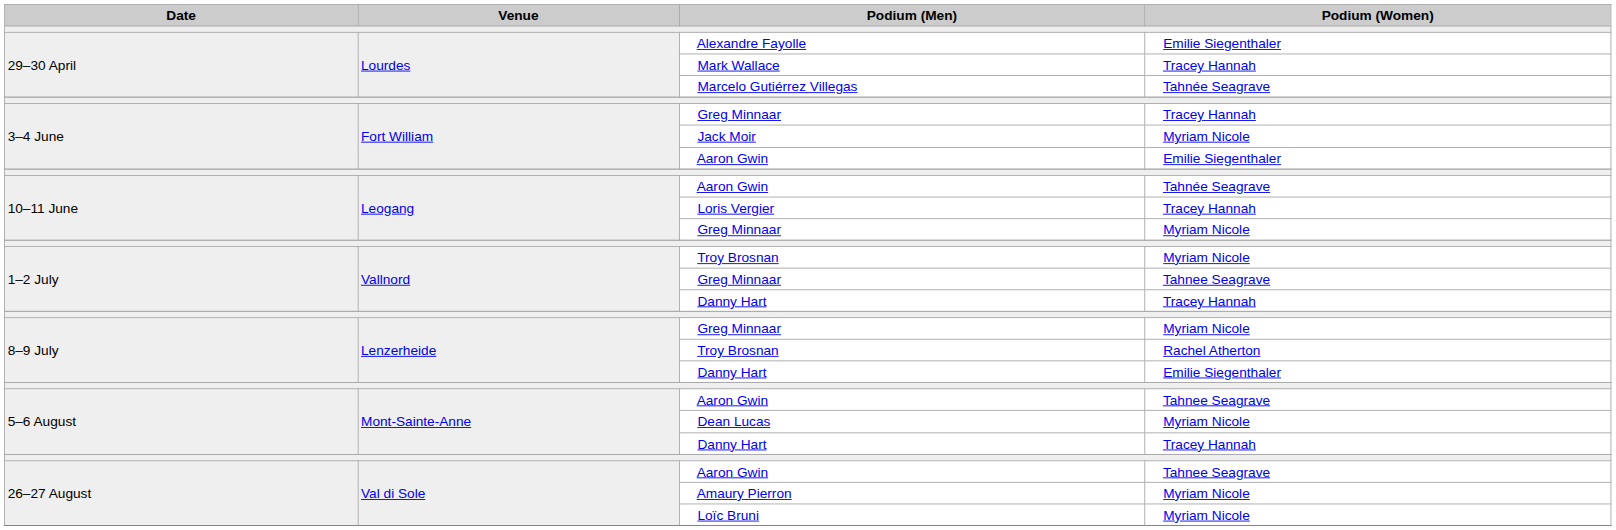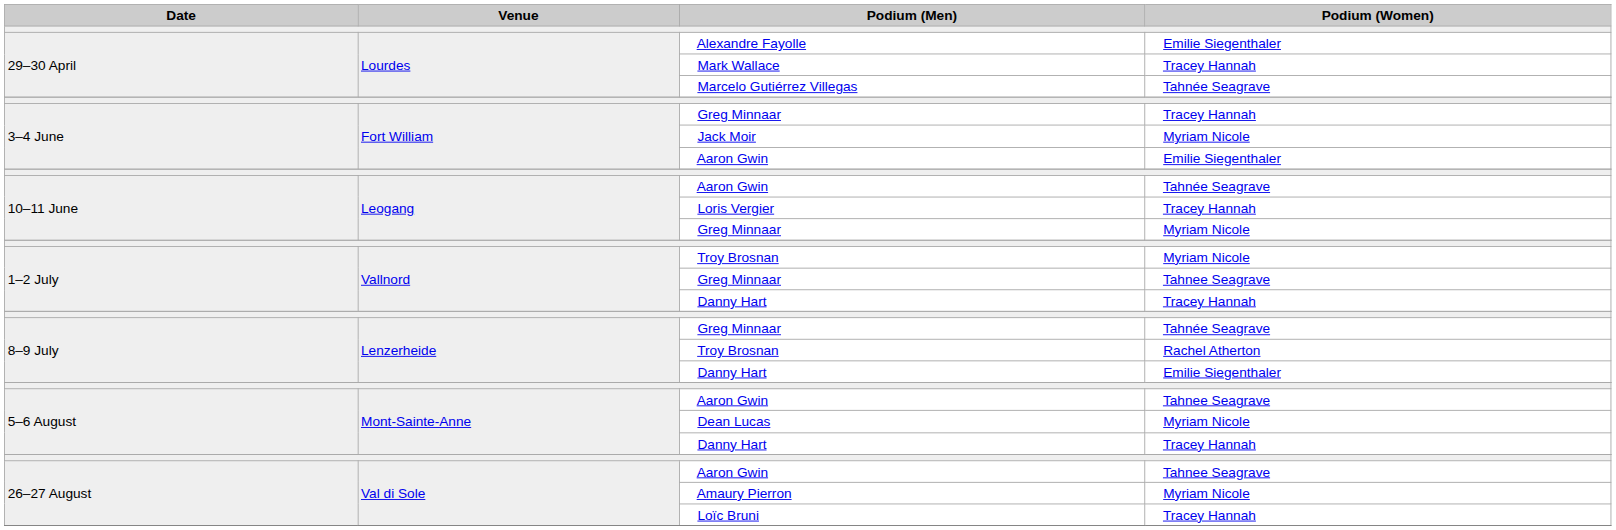(1199, 329) Myriam Nicole -> (1209, 329) Tahnée Seagrave
(1199, 515) Myriam Nicole -> (1202, 515) Tracey Hannah
